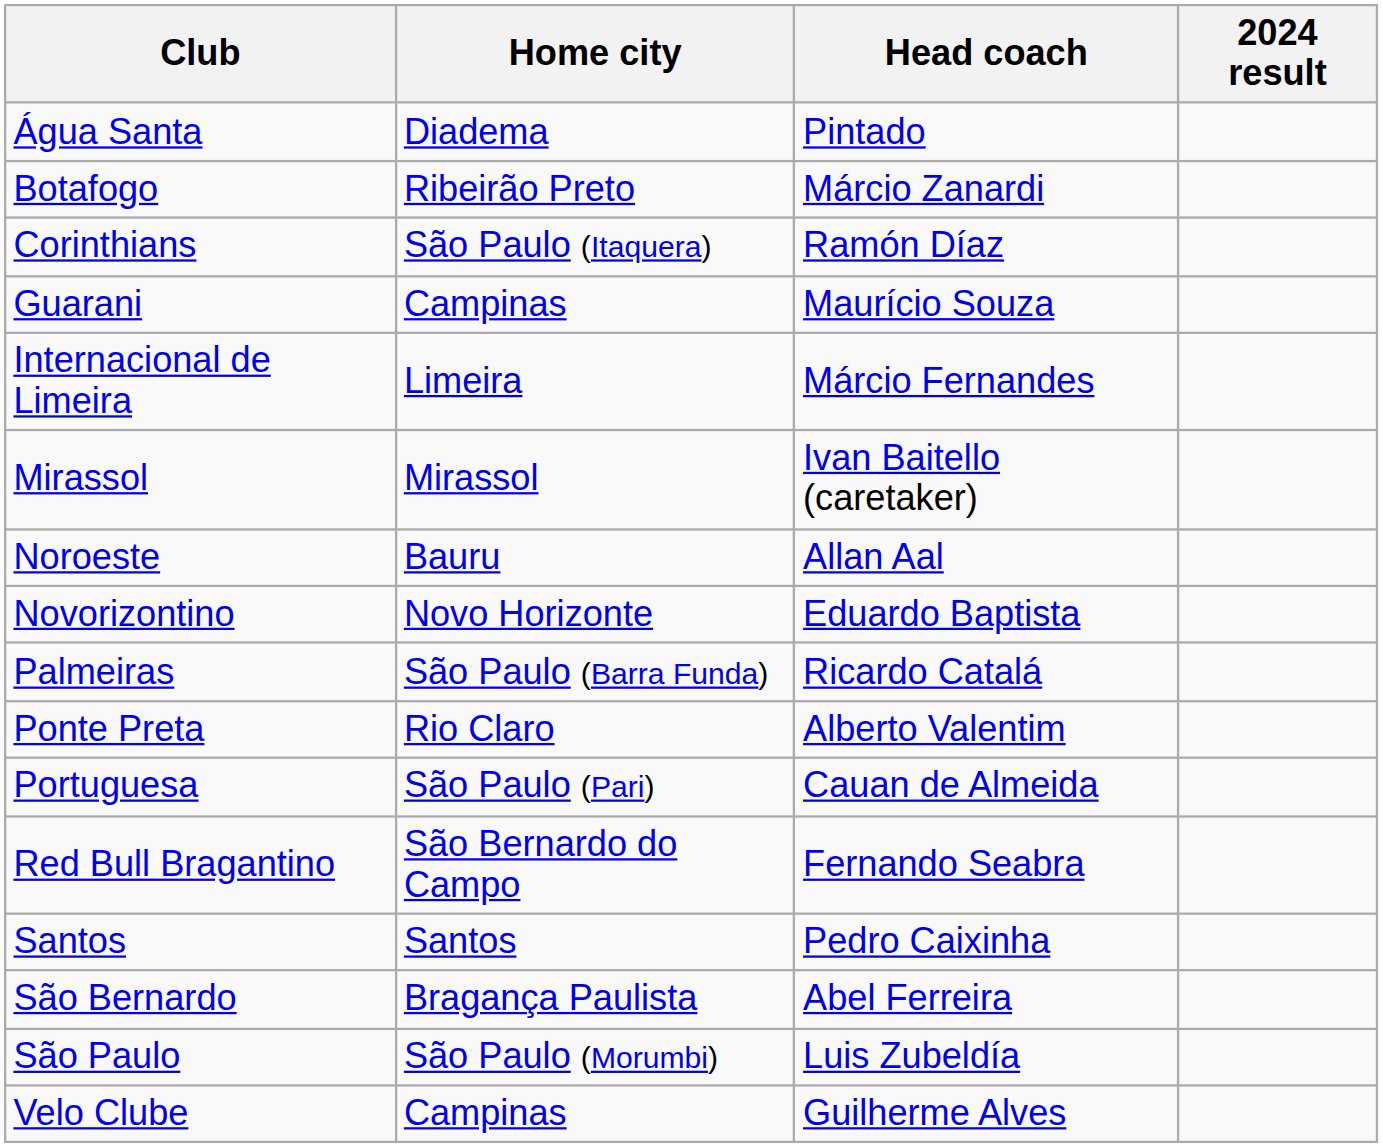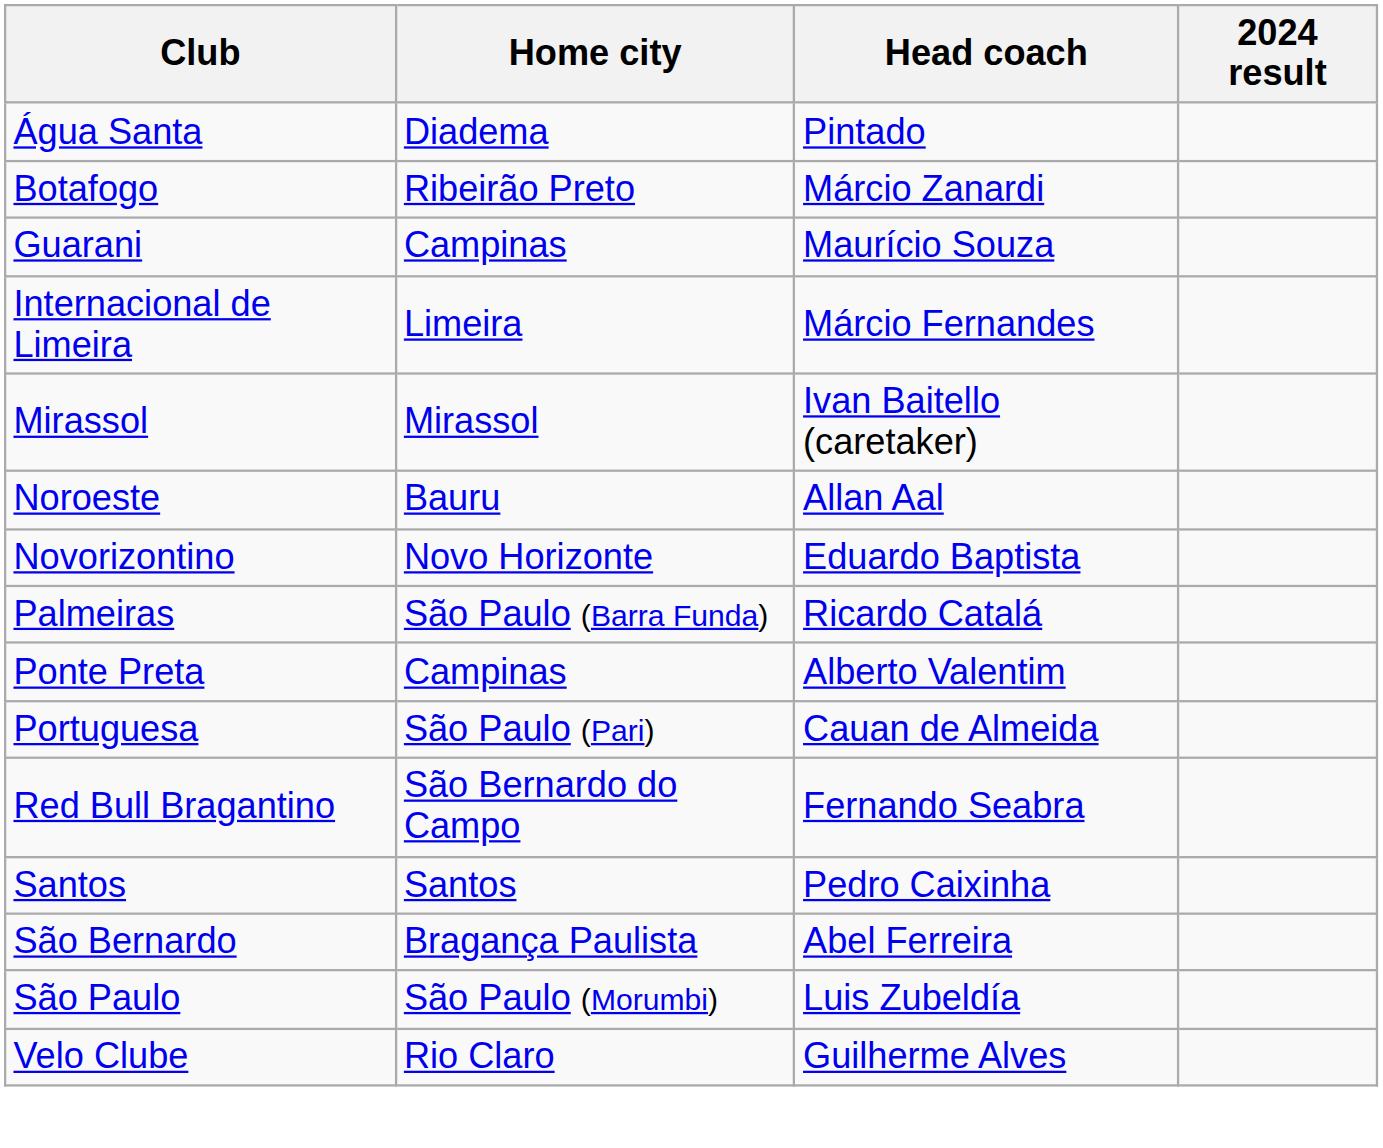- row: (105, 245)
(479, 728) Rio Claro -> (485, 671) Campinas
(485, 1113) Campinas -> (479, 1056) Rio Claro
